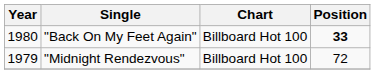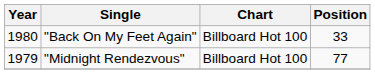(340, 36) bold -> (340, 36) normal
(340, 58) 72 -> (340, 58) 77
